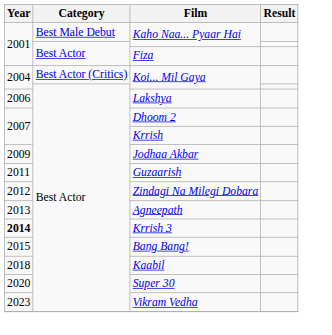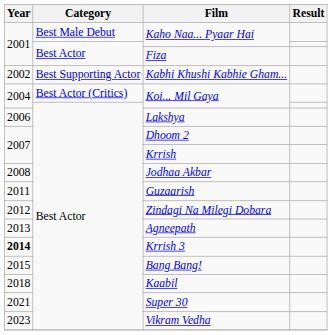+ row: (88, 74)
(19, 154) 2009 -> (19, 172) 2008
(19, 283) 2020 -> (19, 302) 2021
